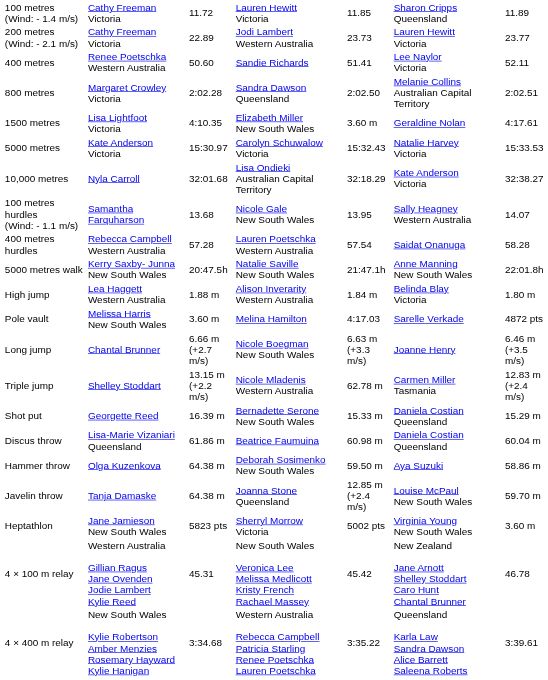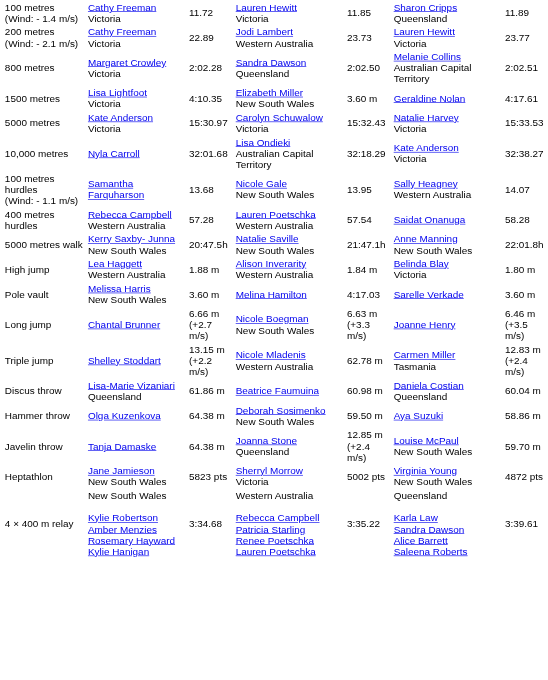- row: (30, 62)
(524, 319) 4872 pts -> (520, 294) 3.60 m
- row: (23, 416)
(520, 526) 3.60 m -> (524, 476) 4872 pts
- row: (39, 573)
